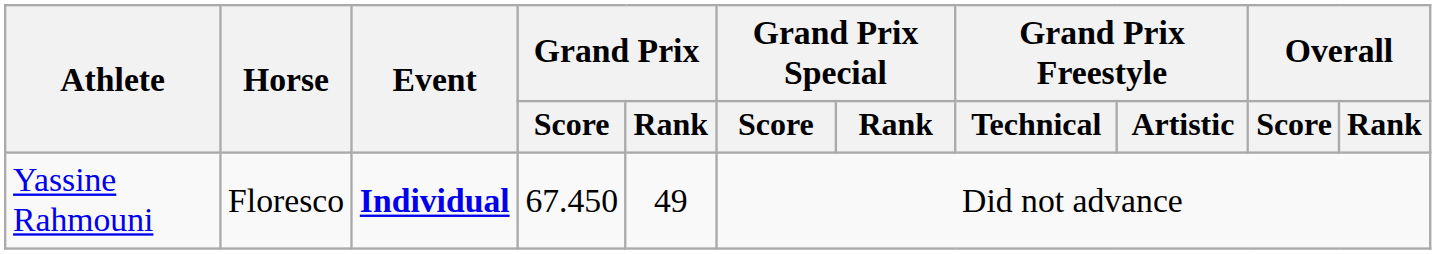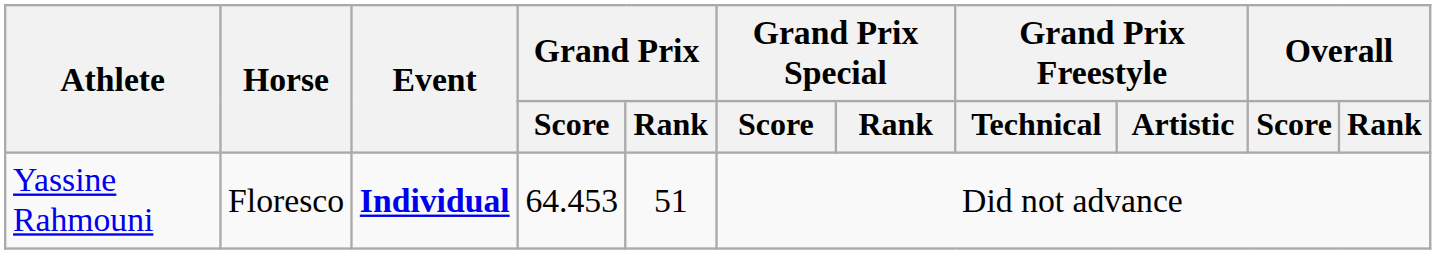(572, 200) 67.450 -> (572, 200) 64.453
(671, 200) 49 -> (671, 200) 51
